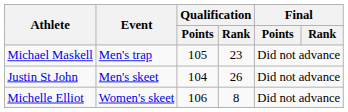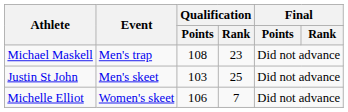(198, 56) 105 -> (198, 56) 108
(198, 76) 104 -> (198, 76) 103
(236, 76) 26 -> (236, 76) 25
(236, 97) 8 -> (236, 97) 7
